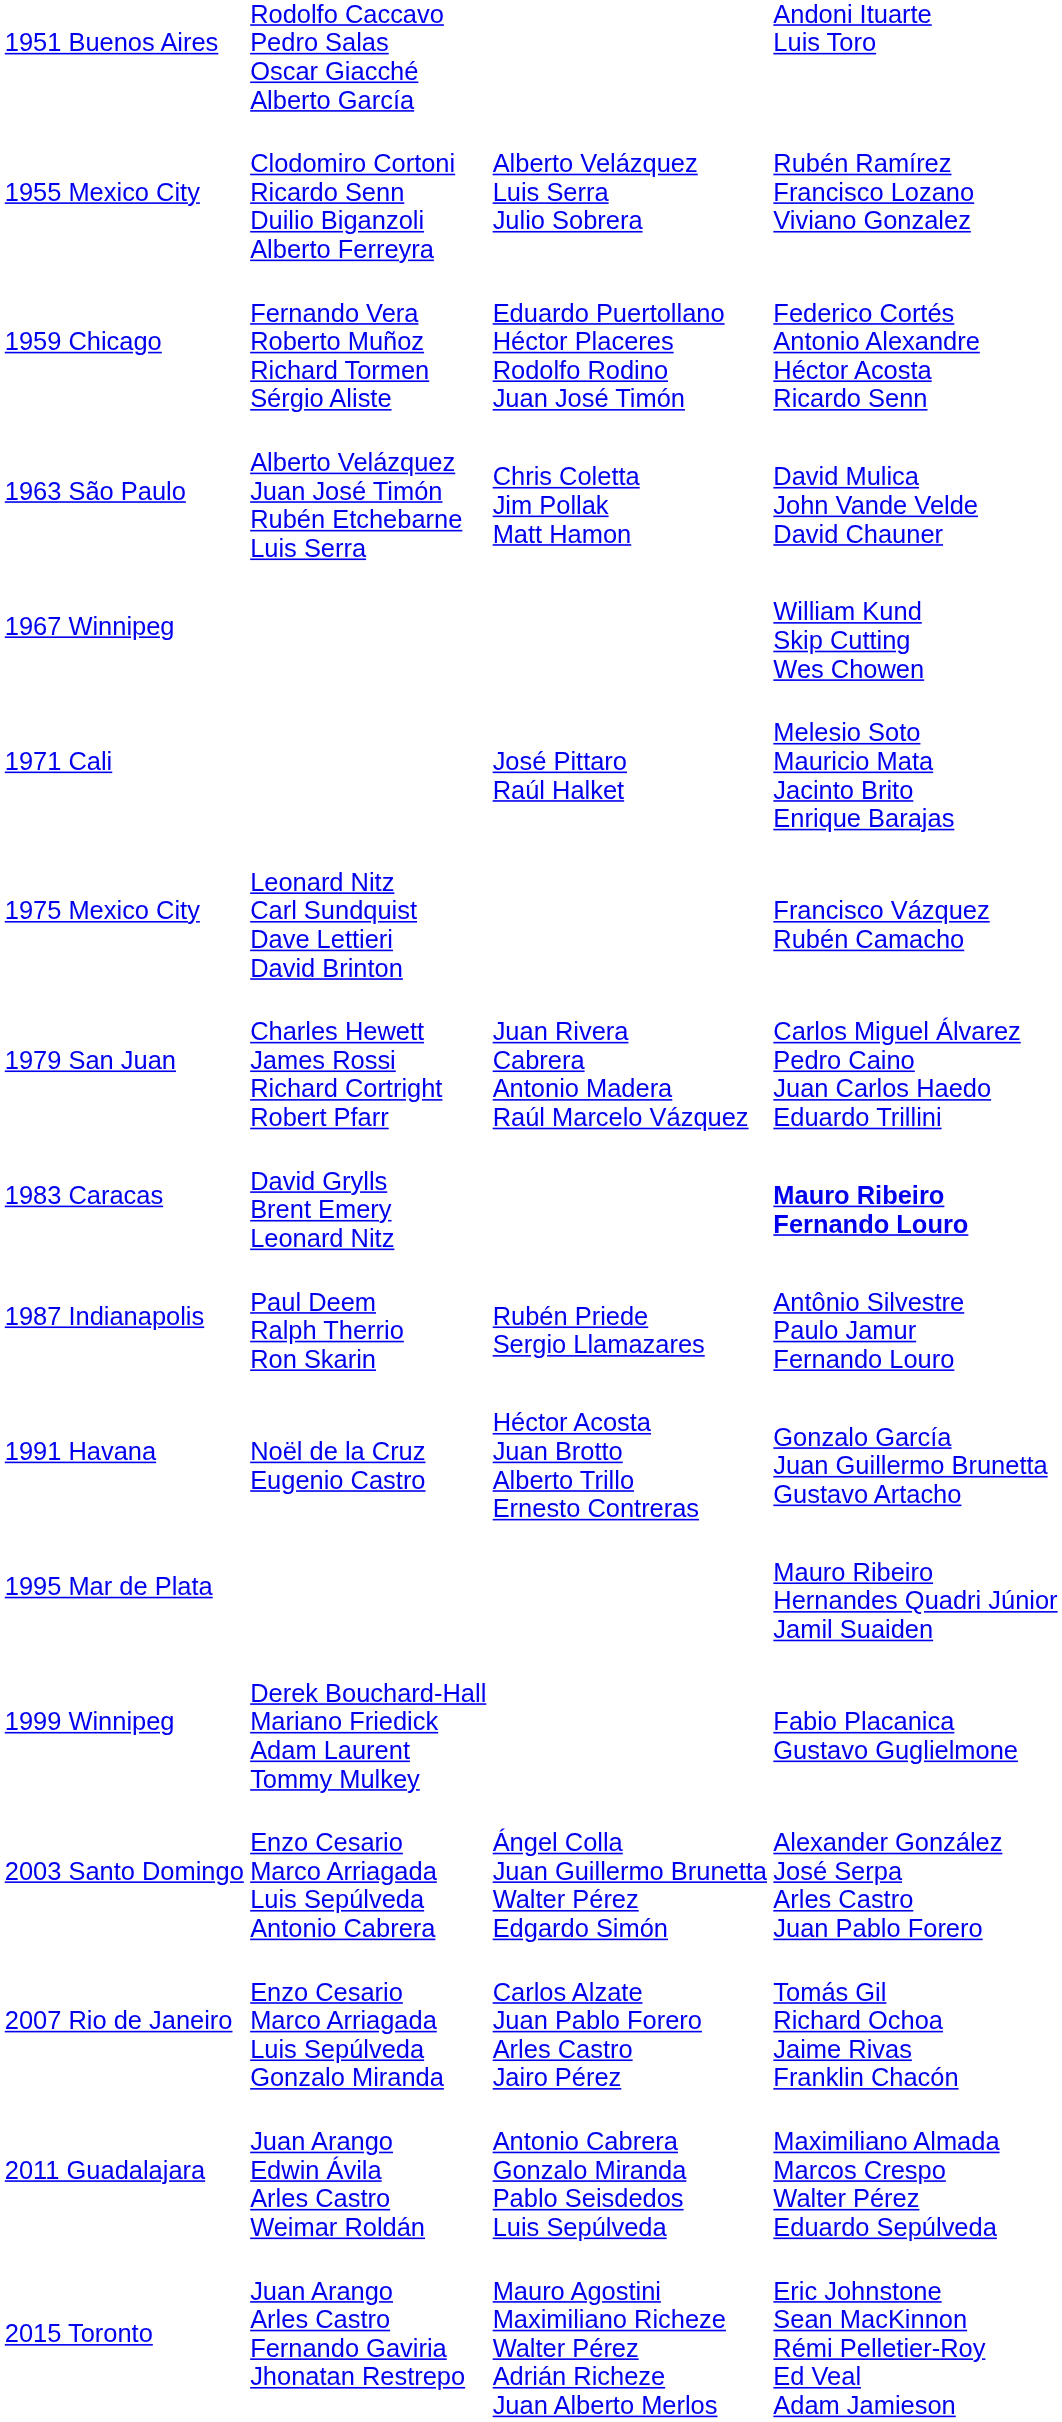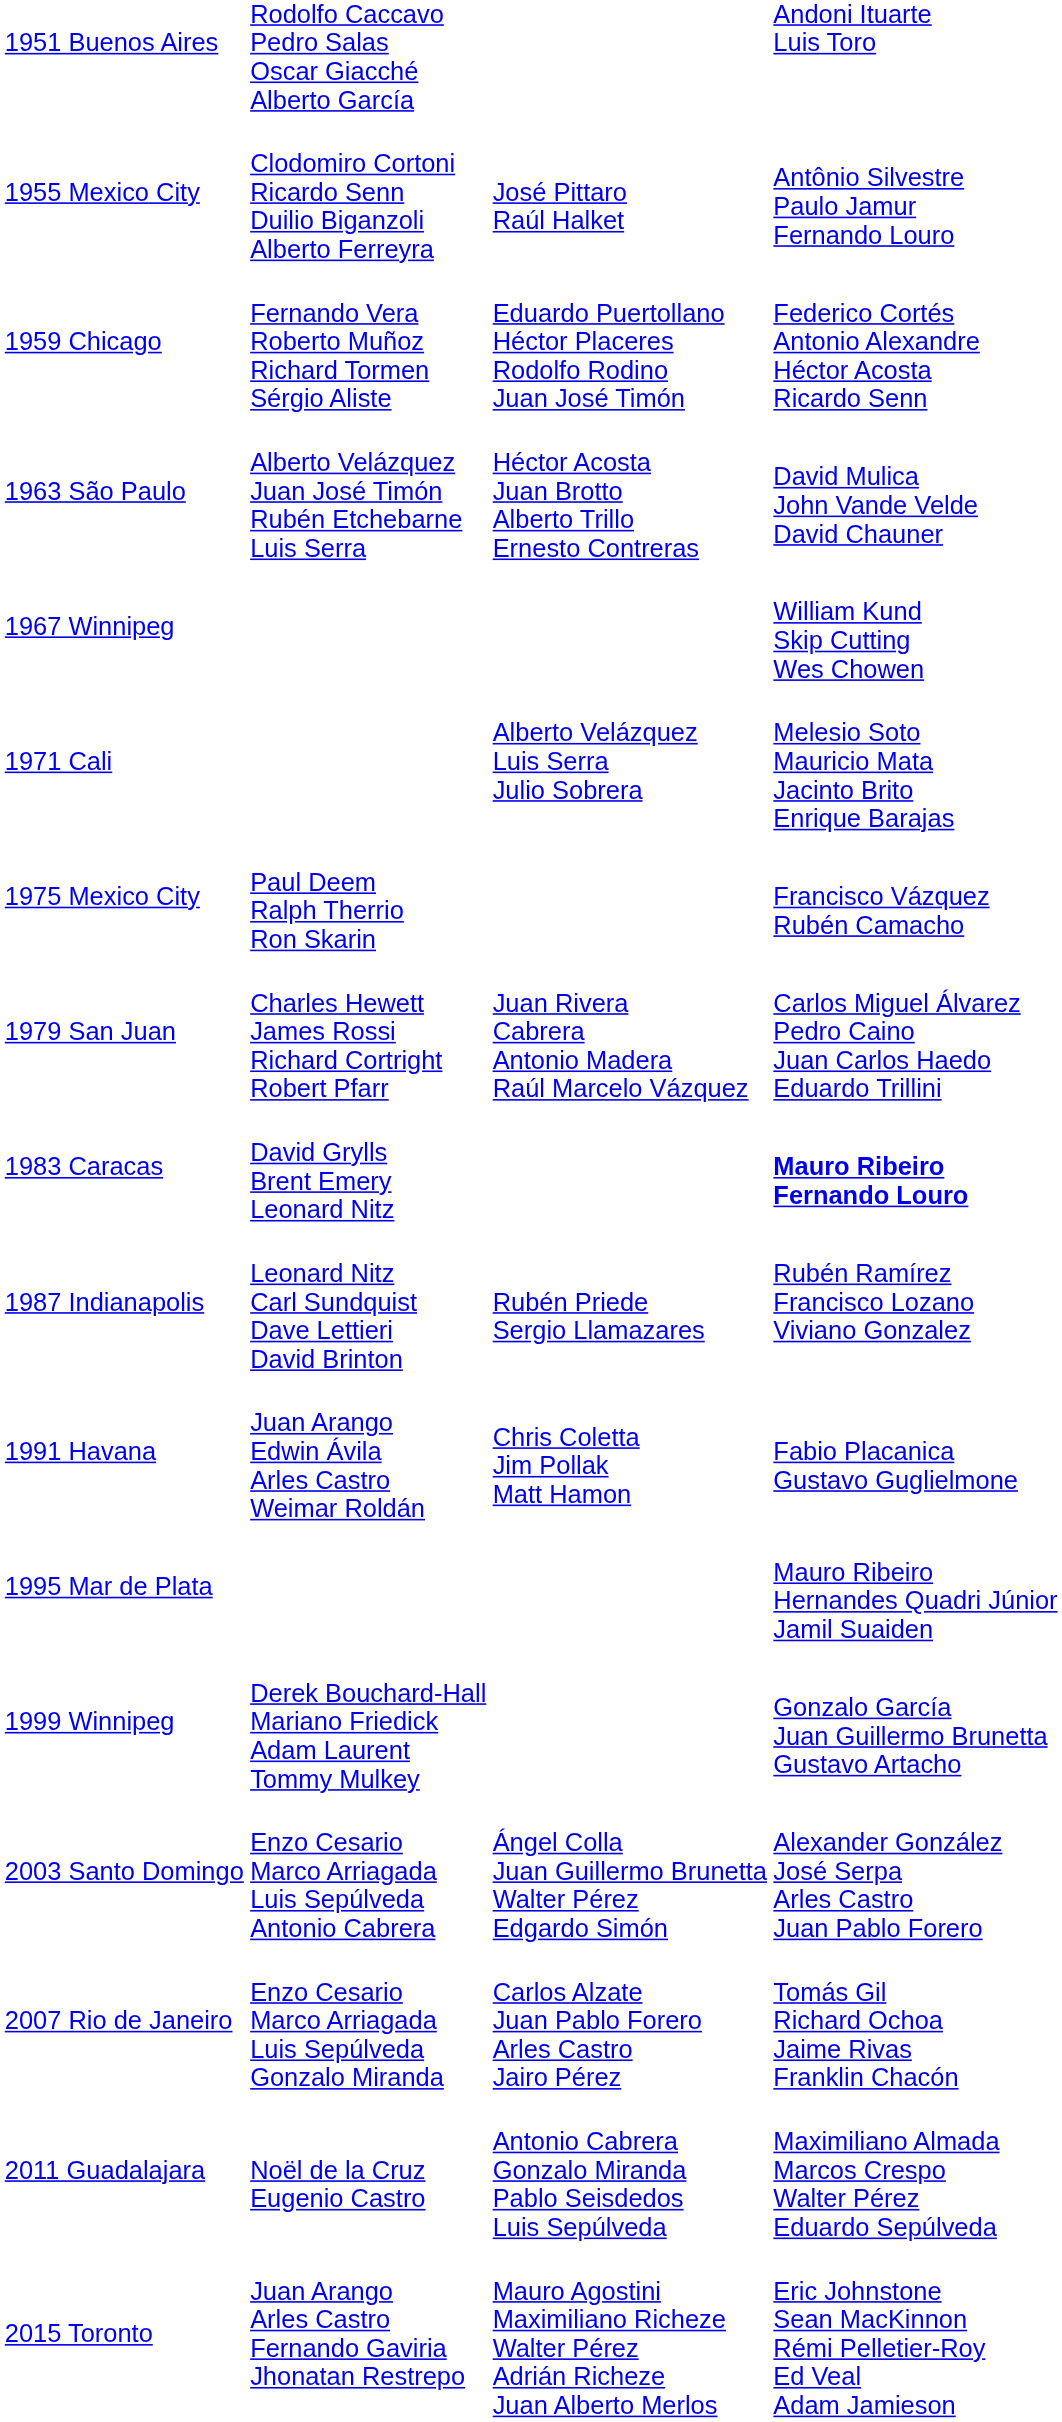(595, 192) Alberto Velázquez Luis Serra Julio Sobrera -> (560, 206) José Pittaro Raúl Halket
(874, 192) Rubén Ramírez Francisco Lozano Viviano Gonzalez -> (869, 206) Antônio Silvestre Paulo Jamur Fernando Louro
(566, 505) Chris Coletta Jim Pollak Matt Hamon -> (596, 505) Héctor Acosta Juan Brotto Alberto Trillo Ernesto Contreras
(560, 776) José Pittaro Raúl Halket -> (595, 761) Alberto Velázquez Luis Serra Julio Sobrera
(334, 925) Leonard Nitz Carl Sundquist Dave Lettieri David Brinton -> (327, 911) Paul Deem Ralph Therrio Ron Skarin
(327, 1330) Paul Deem Ralph Therrio Ron Skarin -> (334, 1316) Leonard Nitz Carl Sundquist Dave Lettieri David Brinton
(869, 1330) Antônio Silvestre Paulo Jamur Fernando Louro -> (874, 1302) Rubén Ramírez Francisco Lozano Viviano Gonzalez
(338, 1466) Noël de la Cruz Eugenio Castro -> (338, 1466) Juan Arango Edwin Ávila Arles Castro Weimar Roldán
(596, 1466) Héctor Acosta Juan Brotto Alberto Trillo Ernesto Contreras -> (566, 1466) Chris Coletta Jim Pollak Matt Hamon
(910, 1466) Gonzalo García Juan Guillermo Brunetta Gustavo Artacho -> (896, 1466) Fabio Placanica Gustavo Guglielmone
(896, 1736) Fabio Placanica Gustavo Guglielmone -> (910, 1736) Gonzalo García Juan Guillermo Brunetta Gustavo Artacho
(338, 2184) Juan Arango Edwin Ávila Arles Castro Weimar Roldán -> (338, 2184) Noël de la Cruz Eugenio Castro
